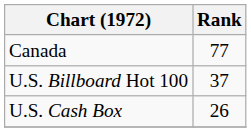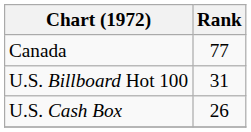(219, 80) 37 -> (219, 80) 31
